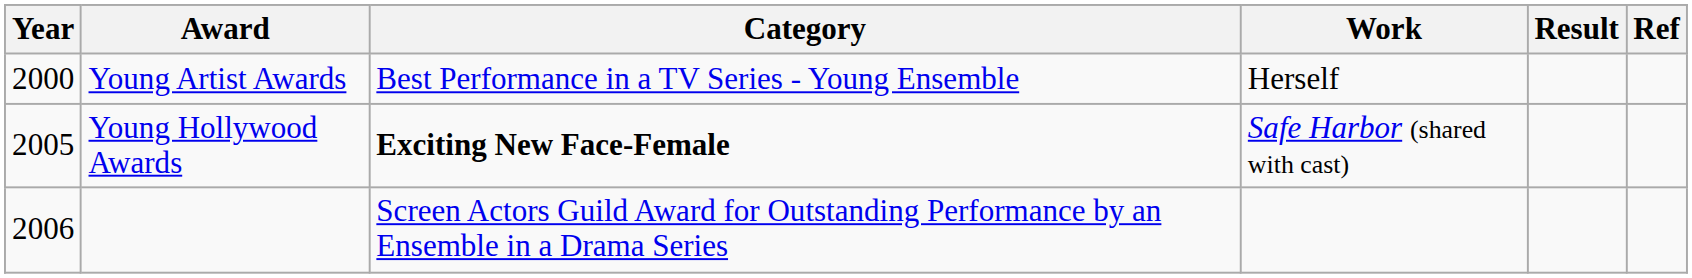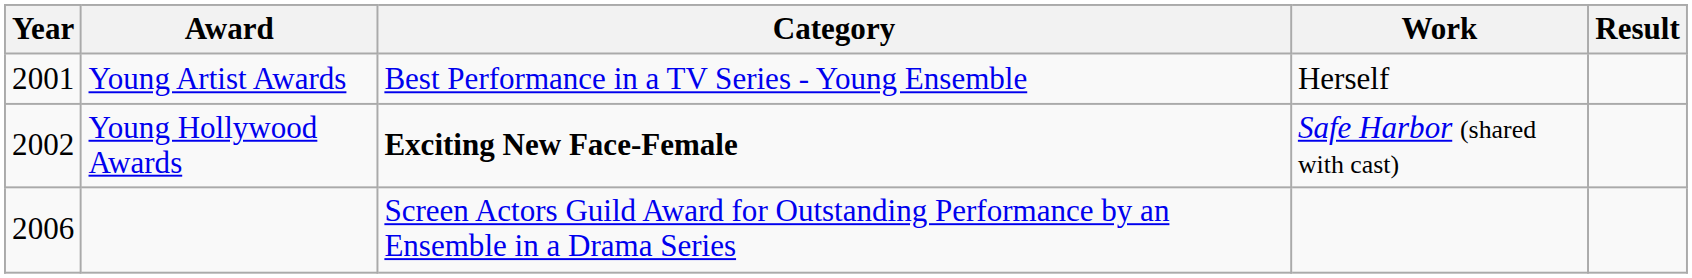- column: (1657, 29)
(43, 78) 2000 -> (43, 78) 2001
(43, 145) 2005 -> (43, 145) 2002
